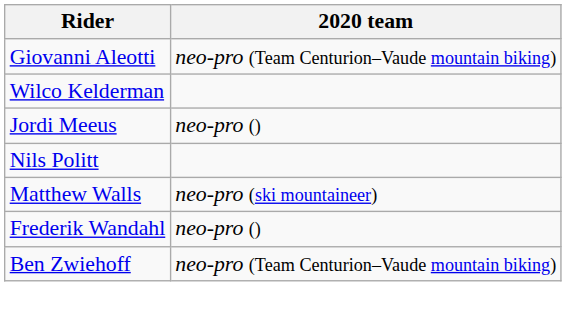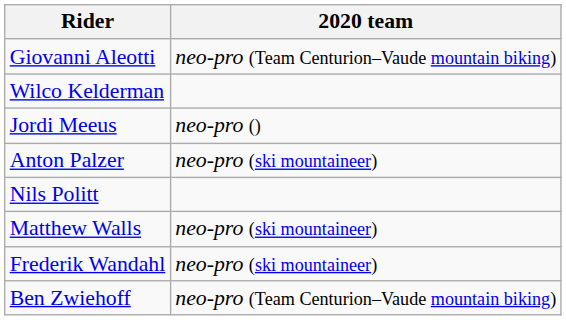+ row: (67, 159)
(218, 228) neo-pro () -> (276, 263) neo-pro (ski mountaineer)
